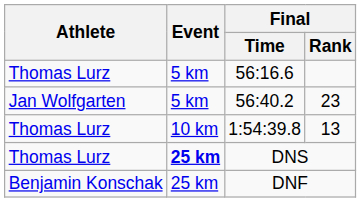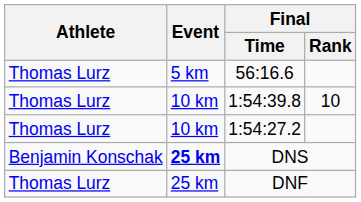- row: (265, 101)
(330, 129) 13 -> (330, 101) 10
+ row: (265, 129)
(59, 156) Thomas Lurz -> (86, 156) Benjamin Konschak
(86, 184) Benjamin Konschak -> (59, 184) Thomas Lurz
